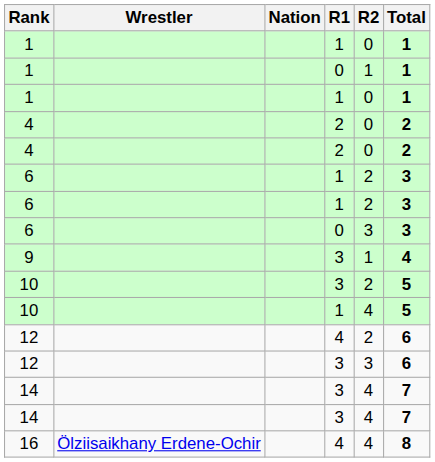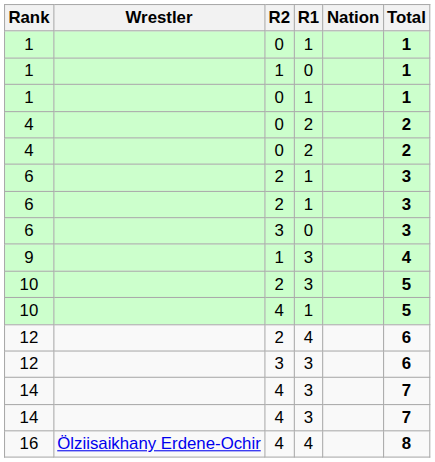columns swapped: (295, 17) <-> (368, 17)
